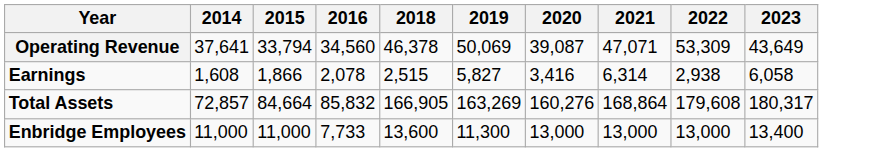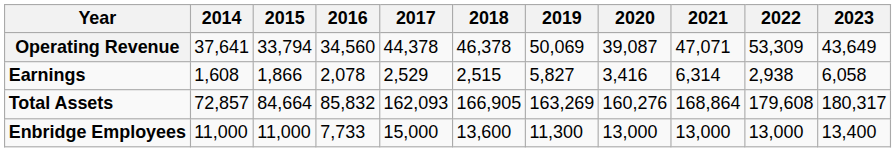+ column: (416, 18)
